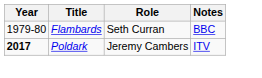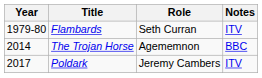(204, 30) BBC -> (234, 30) ITV
+ row: (92, 47)
(19, 47) bold -> (19, 64) normal
